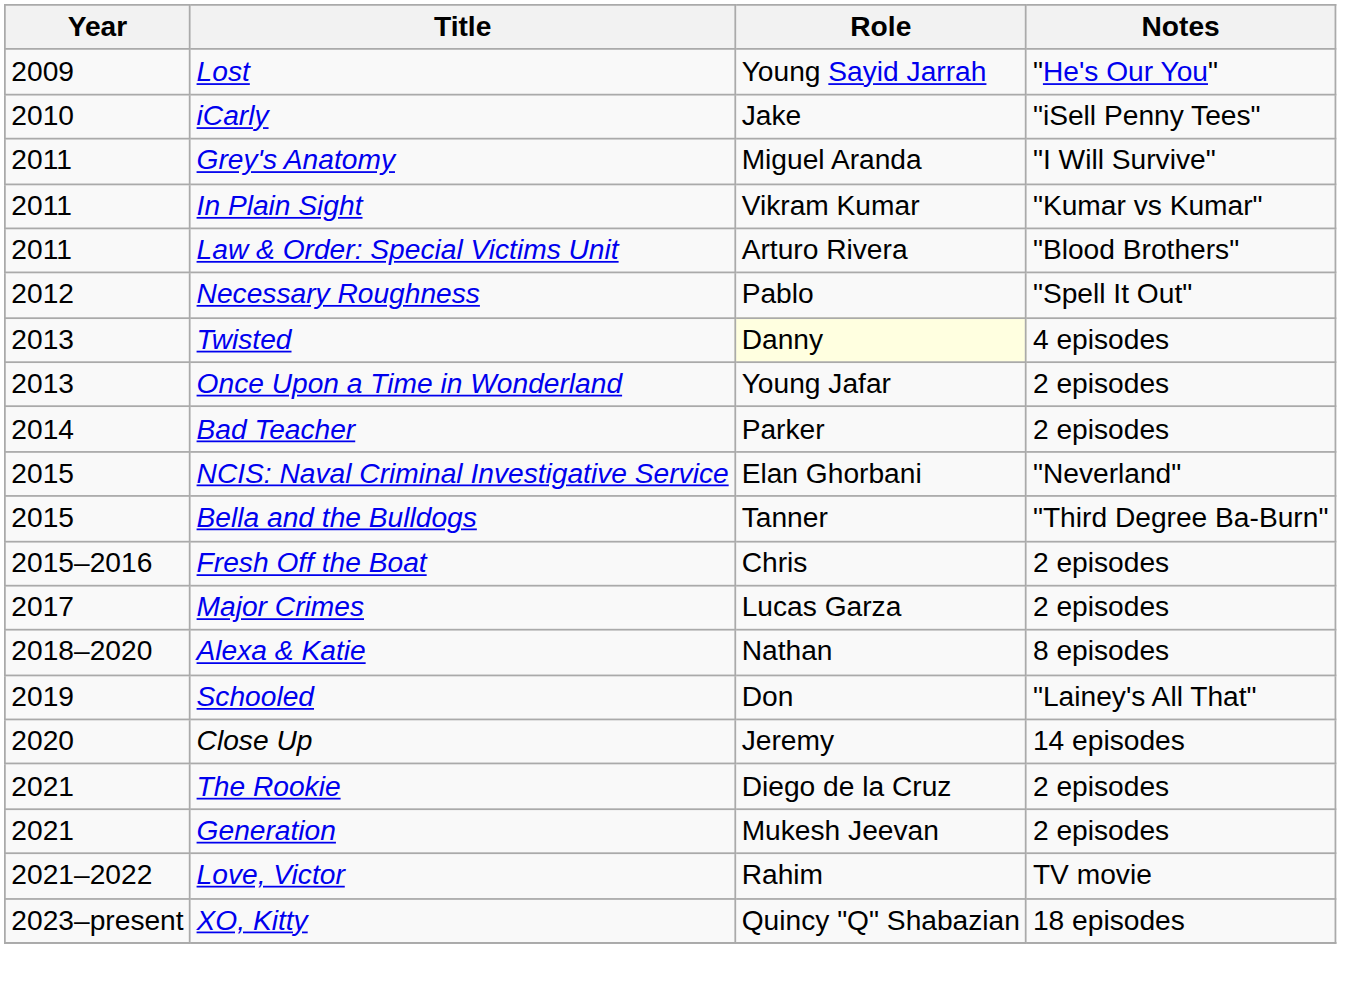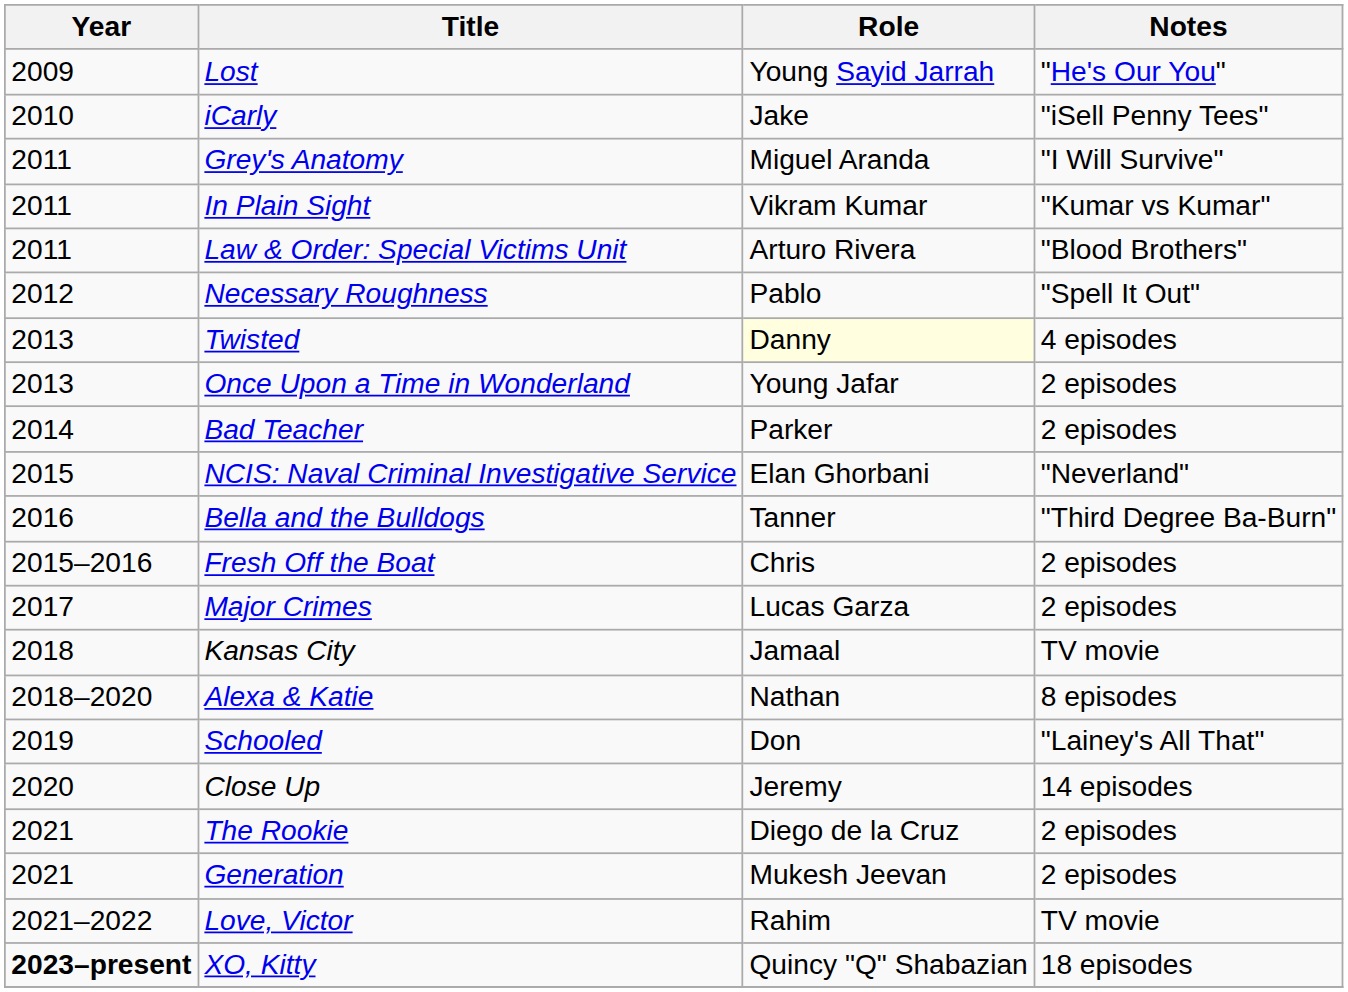(43, 518) 2015 -> (43, 518) 2016
+ row: (280, 652)
(97, 920) normal -> (101, 964) bold
